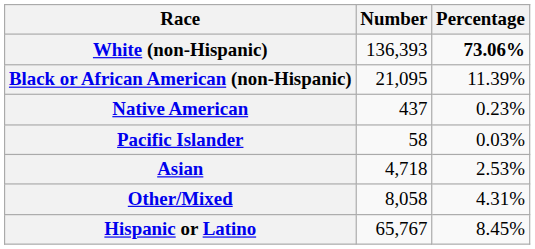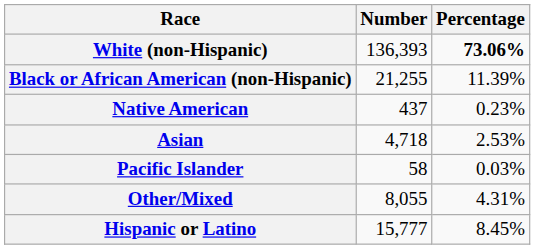(401, 79) 21,095 -> (401, 79) 21,255
rows swapped: (180, 169) <-> (180, 139)
(406, 199) 8,058 -> (406, 199) 8,055
(401, 229) 65,767 -> (401, 229) 15,777
